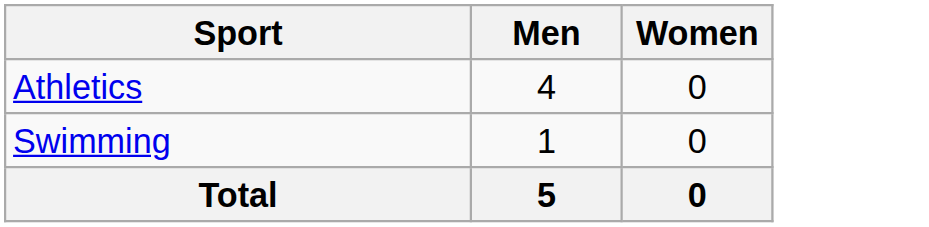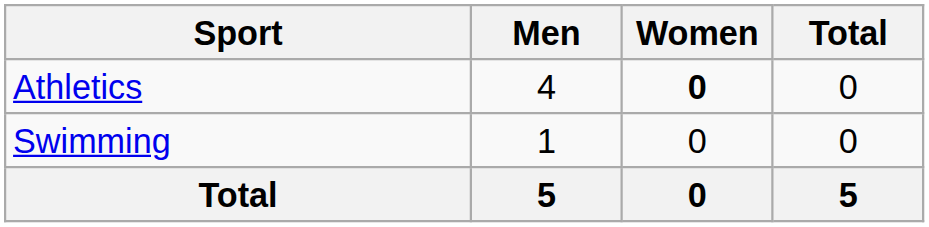+ column: (848, 32)
(697, 87) normal -> (697, 87) bold
